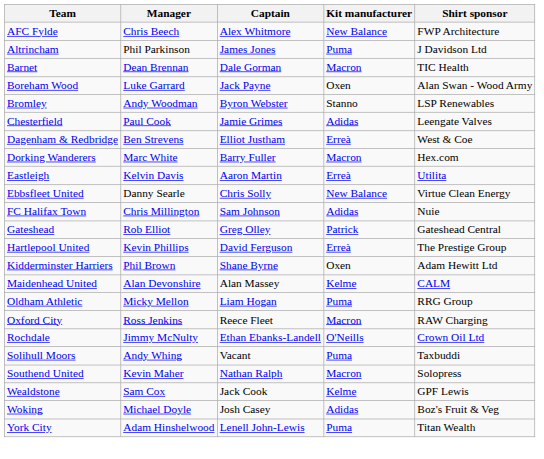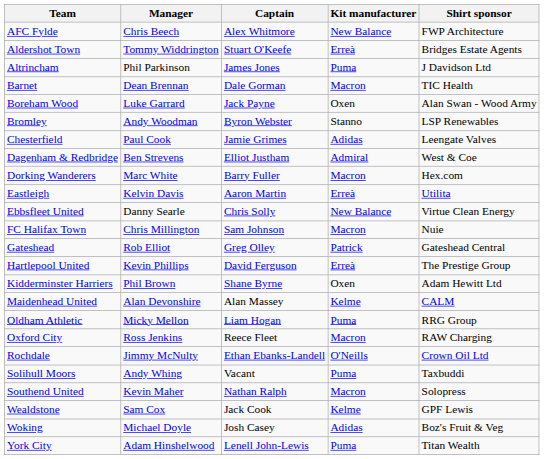+ row: (44, 49)
(338, 139) Erreà -> (349, 157) Admiral
(342, 211) Adidas -> (348, 229) Macron
